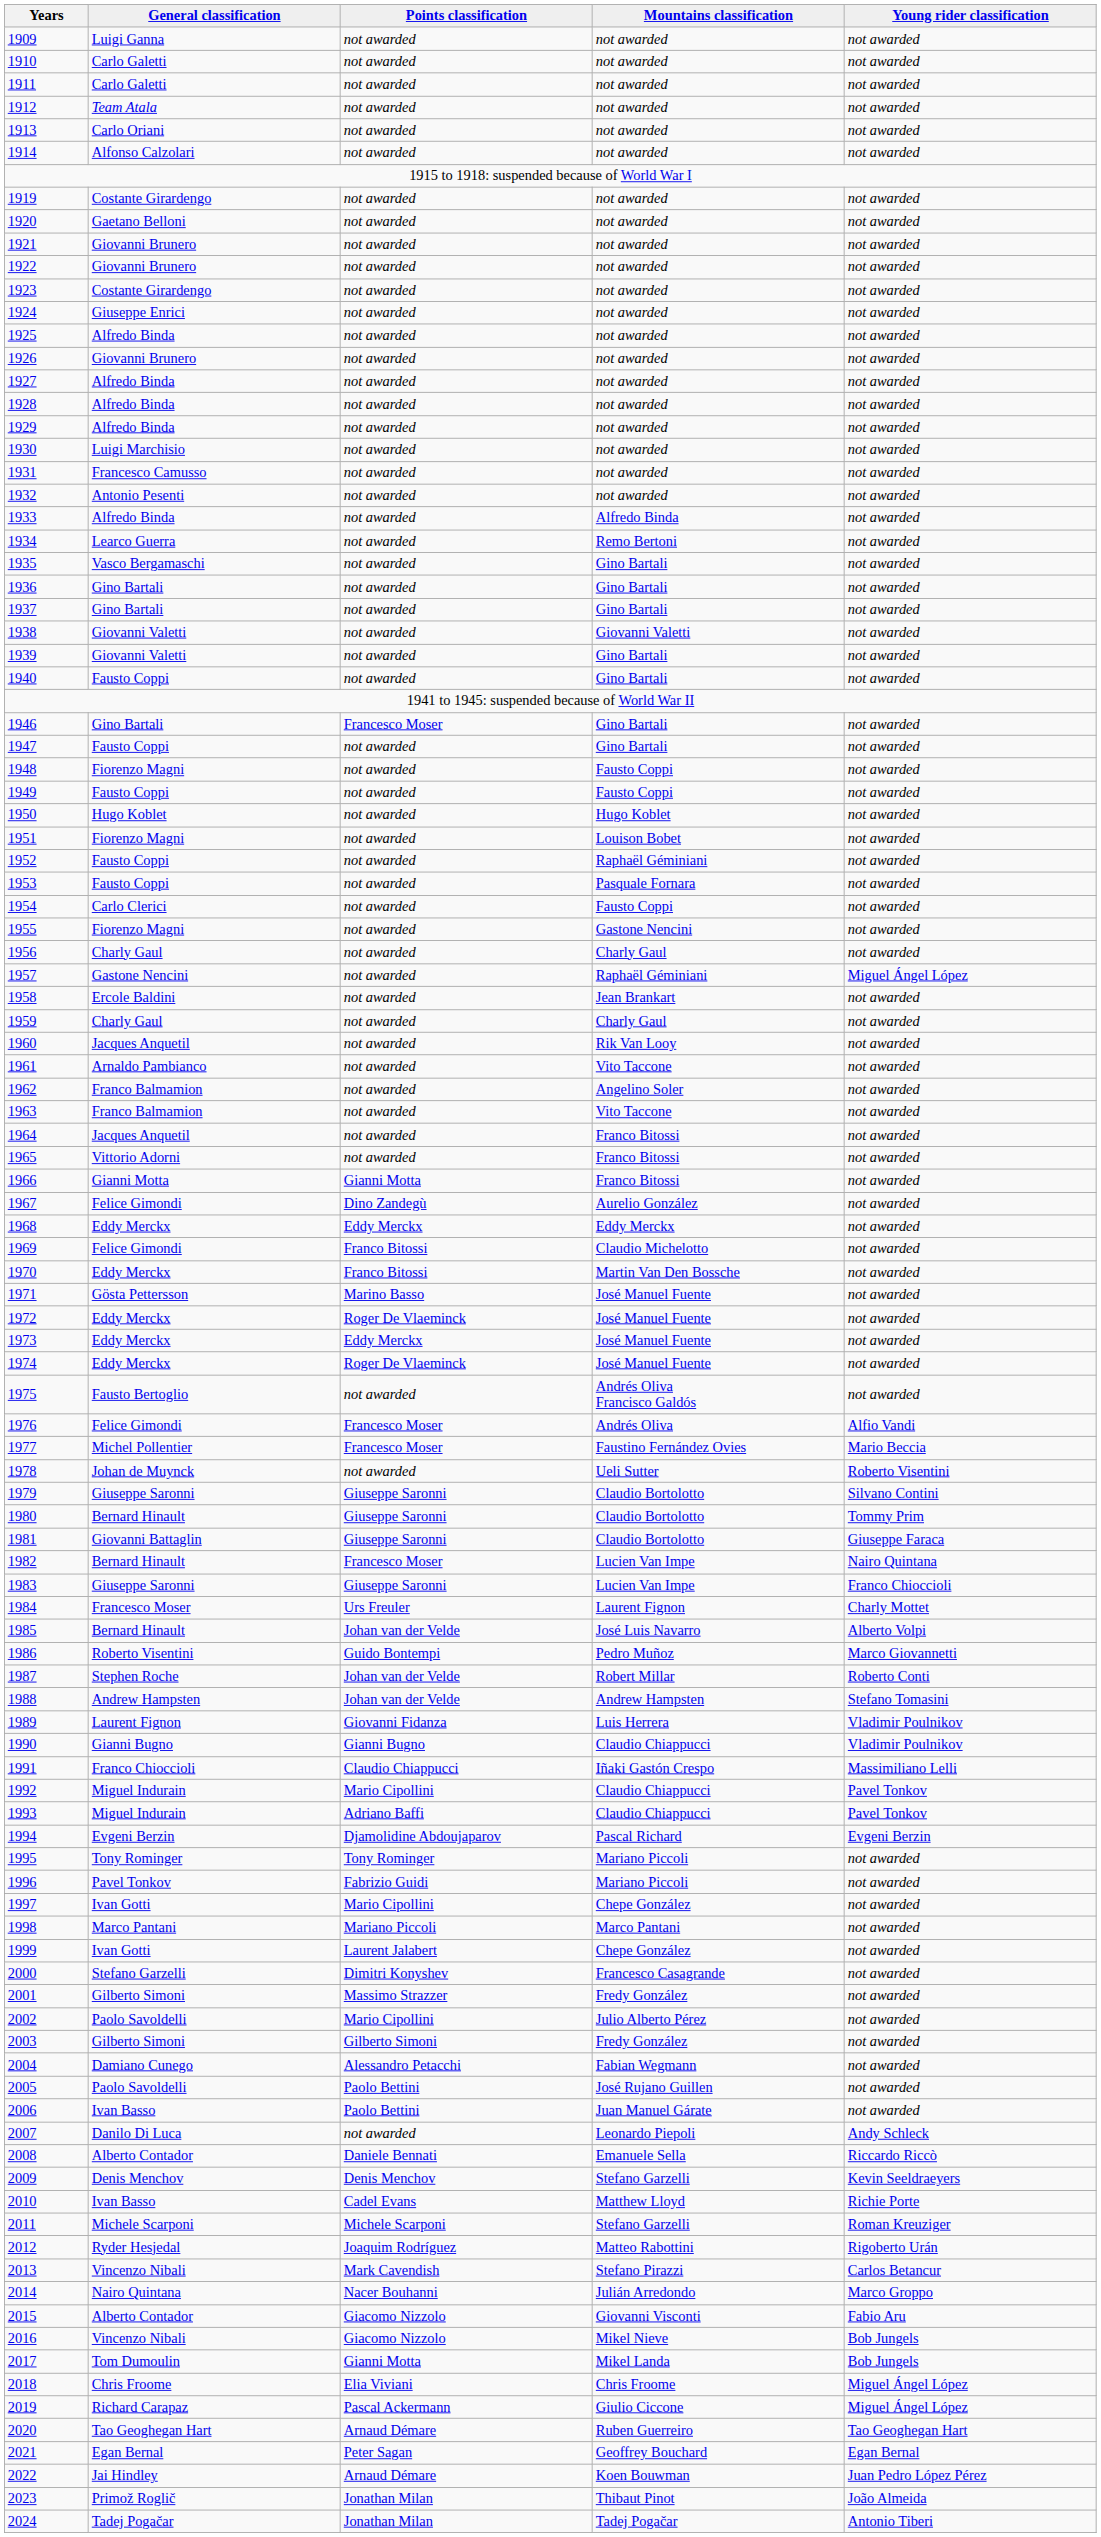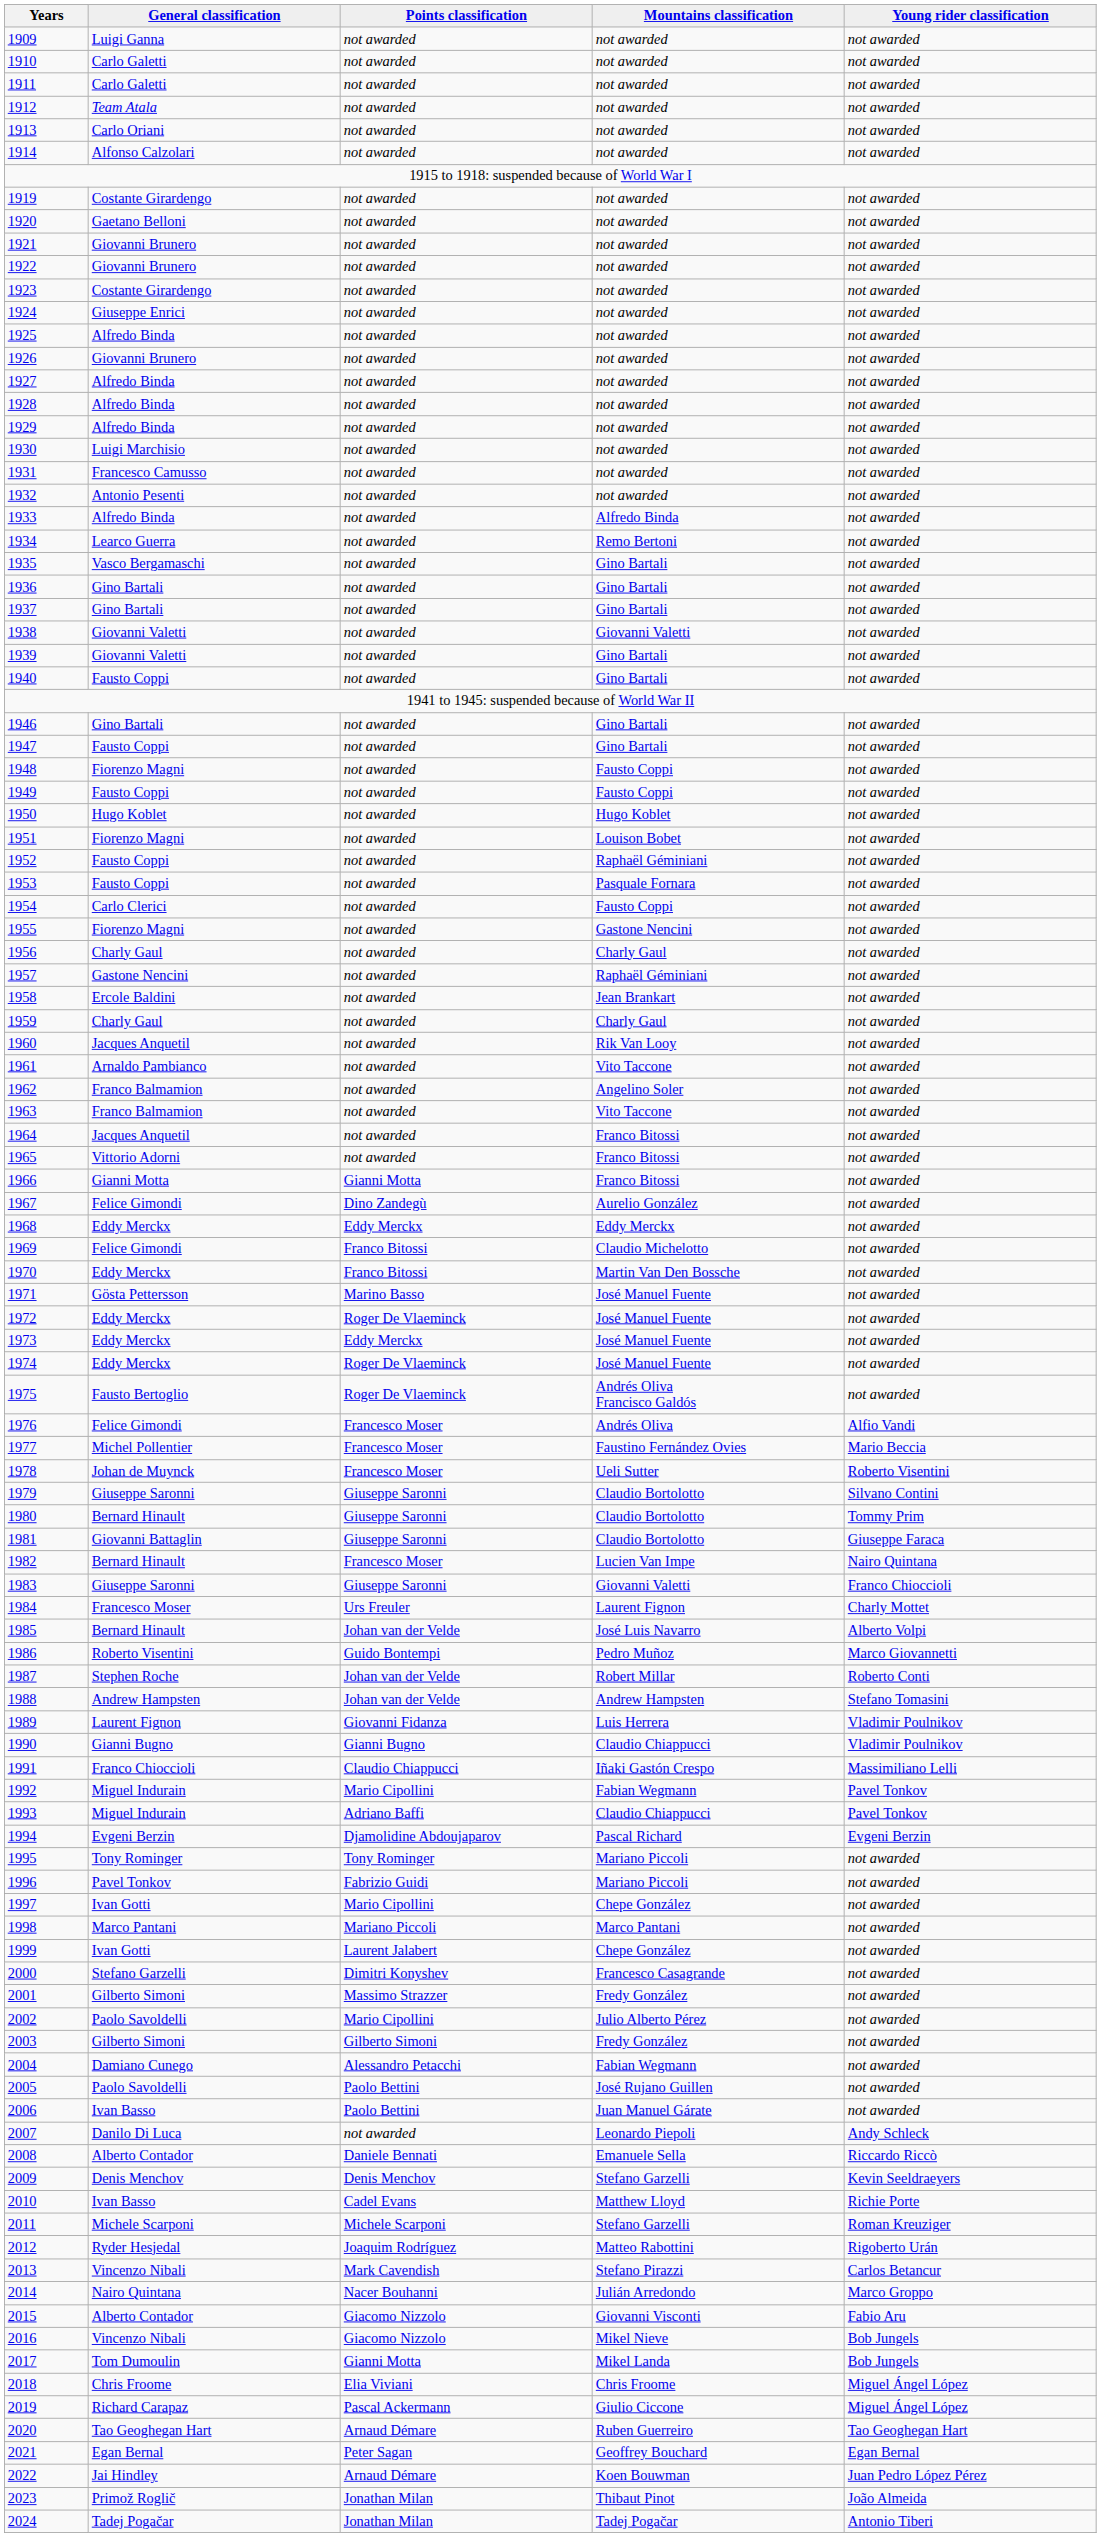(393, 723) Francesco Moser -> (380, 723) not awarded
(908, 975) Miguel Ángel López -> (884, 975) not awarded
(380, 1394) not awarded -> (405, 1394) Roger De Vlaeminck
(380, 1470) not awarded -> (393, 1470) Francesco Moser
(645, 1585) Lucien Van Impe -> (643, 1585) Giovanni Valetti
(653, 1790) Claudio Chiappucci -> (646, 1790) Fabian Wegmann
